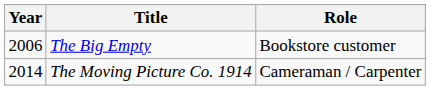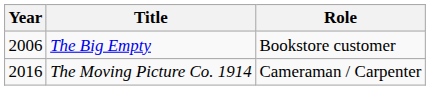(25, 71) 2014 -> (25, 71) 2016
